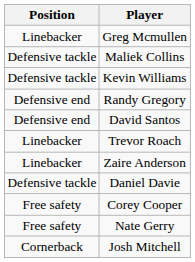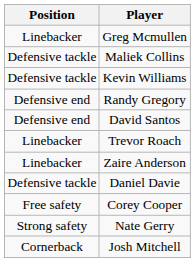(52, 225) Free safety -> (52, 225) Strong safety
